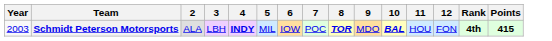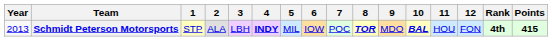+ column: (193, 13)
(18, 28) 2003 -> (18, 28) 2013
